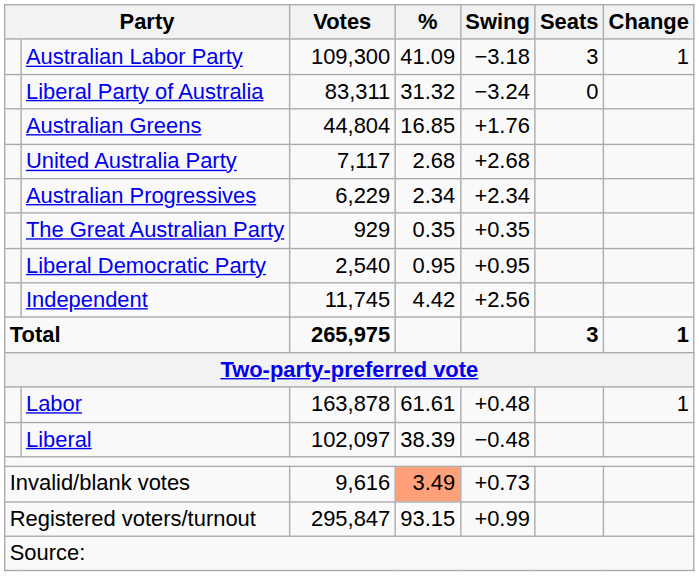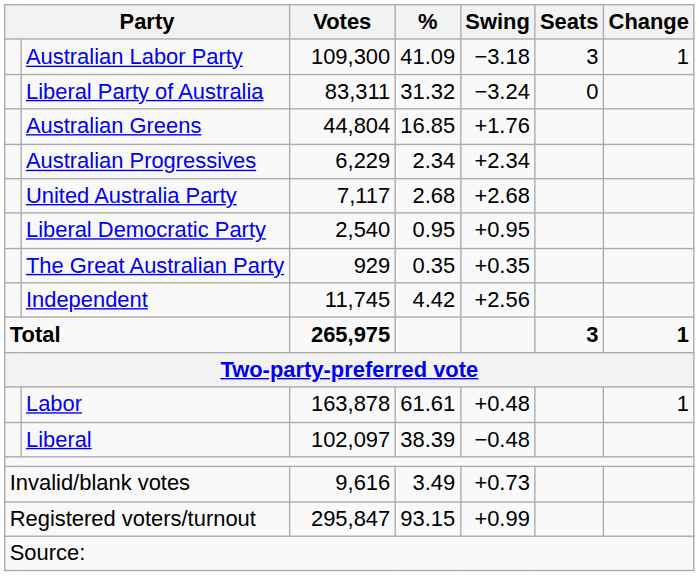rows swapped: (131, 160) <-> (141, 195)
rows swapped: (146, 265) <-> (155, 230)
(434, 483) lightsalmon background -> (434, 483) no background
